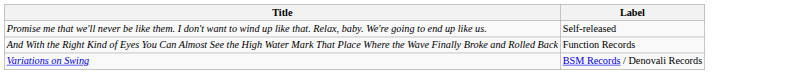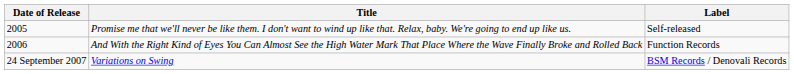+ column: (46, 12)
